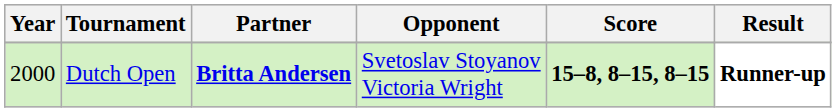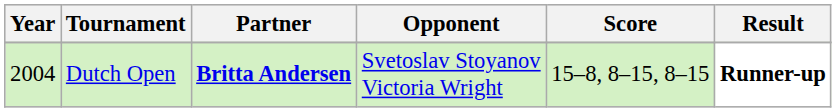(33, 74) 2000 -> (33, 74) 2004
(630, 74) bold -> (630, 74) normal
